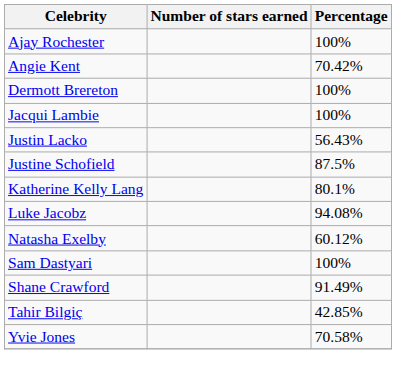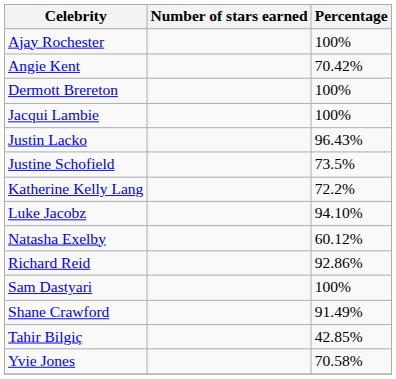(339, 139) 56.43% -> (339, 139) 96.43%
(335, 164) 87.5% -> (335, 164) 73.5%
(335, 189) 80.1% -> (335, 189) 72.2%
(339, 213) 94.08% -> (339, 213) 94.10%
+ row: (49, 262)
